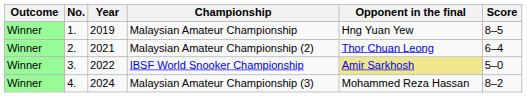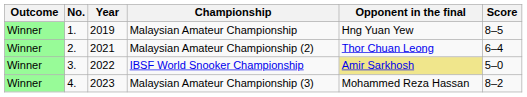(102, 83) 2024 -> (102, 83) 2023
